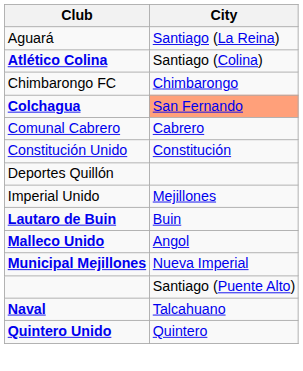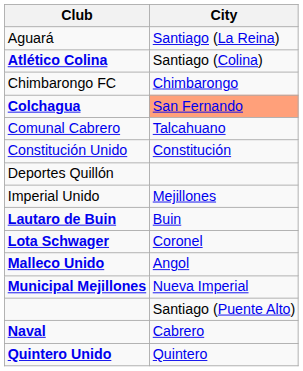(178, 128) Cabrero -> (189, 128) Talcahuano
+ row: (58, 241)
(189, 309) Talcahuano -> (178, 331) Cabrero
